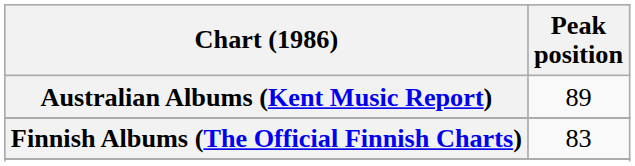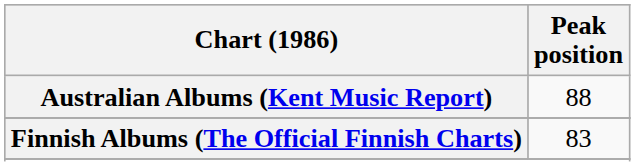(579, 96) 89 -> (579, 96) 88
